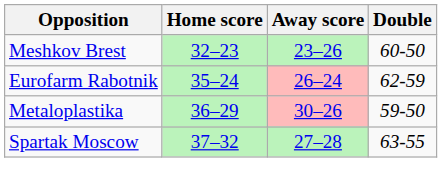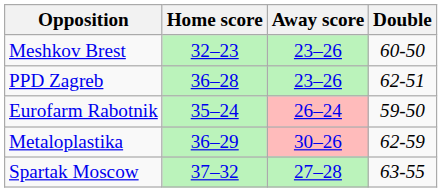+ row: (56, 80)
(402, 80) 62-59 -> (402, 111) 59-50
(402, 111) 59-50 -> (402, 141) 62-59
